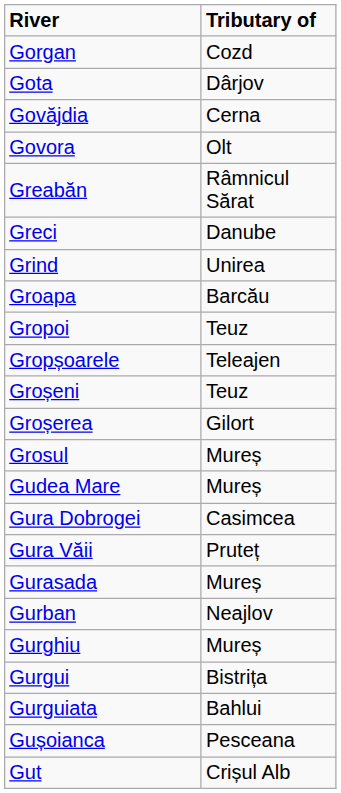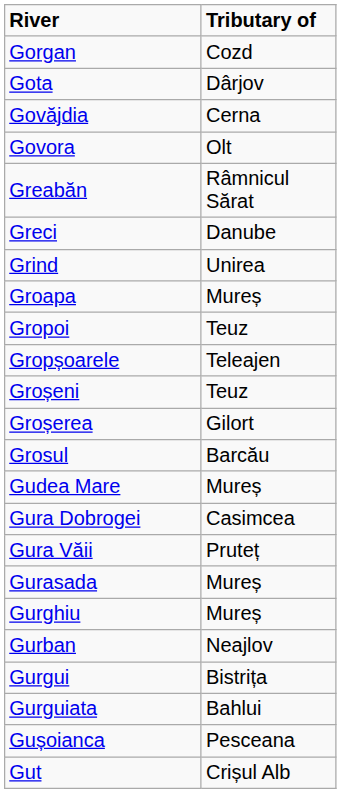(238, 296) Barcău -> (234, 296) Mureș
(234, 455) Mureș -> (238, 455) Barcău
rows swapped: (43, 613) <-> (45, 645)
